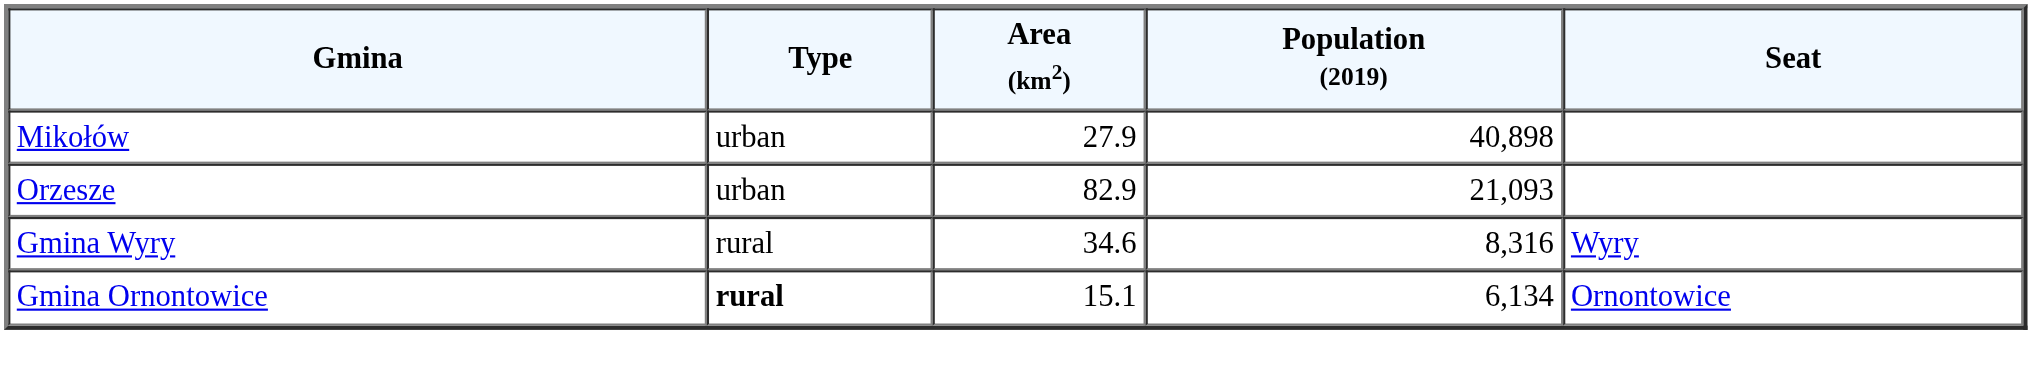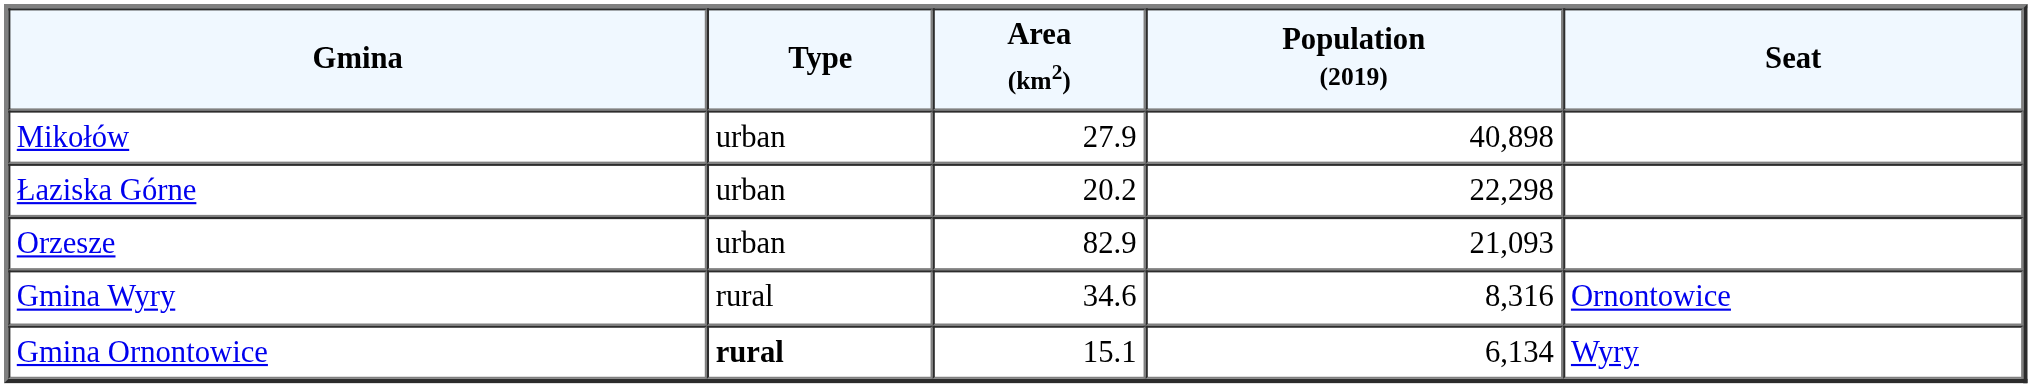+ row: (107, 189)
(1605, 243) Wyry -> (1651, 297) Ornontowice
(1651, 297) Ornontowice -> (1605, 351) Wyry
